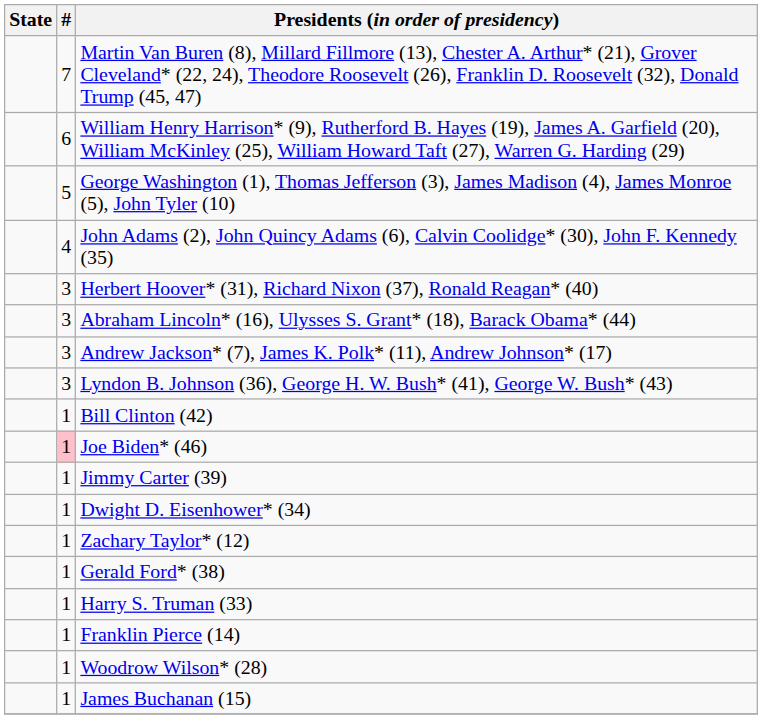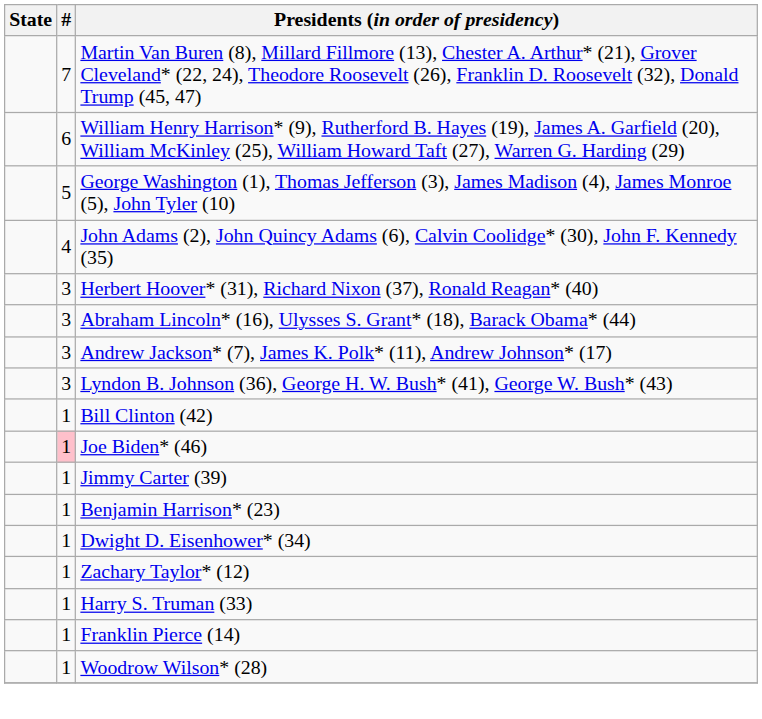+ row: (180, 509)
- row: (153, 572)
- row: (166, 698)
